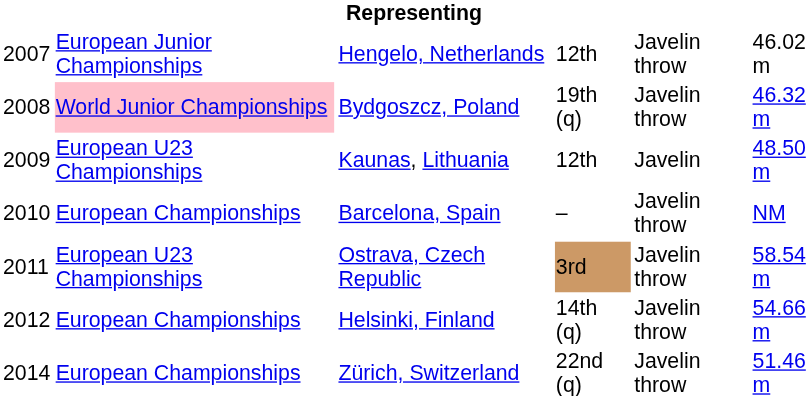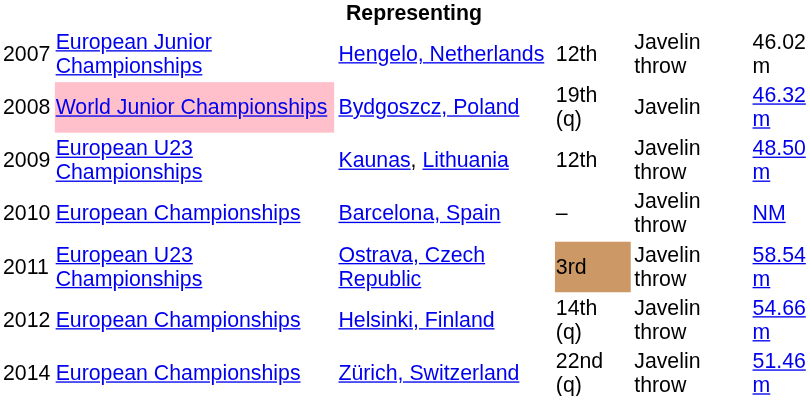(667, 107) Javelin throw -> (667, 107) Javelin
(667, 160) Javelin -> (667, 160) Javelin throw
